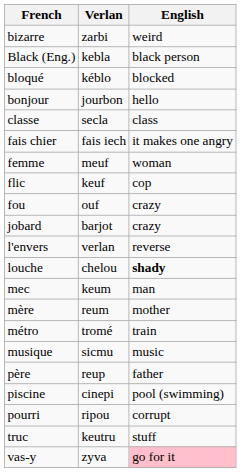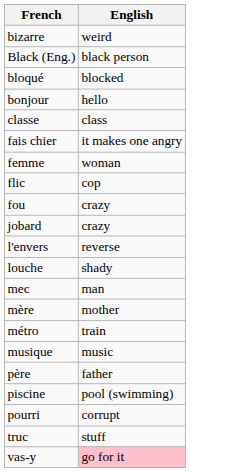- column: (104, 15)
(149, 267) bold -> (97, 267) normal
